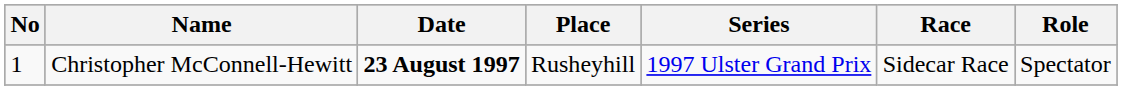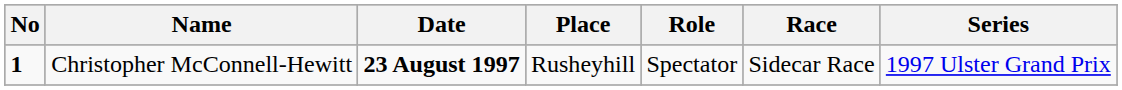columns swapped: (759, 24) <-> (1065, 24)
(16, 64) normal -> (16, 64) bold
